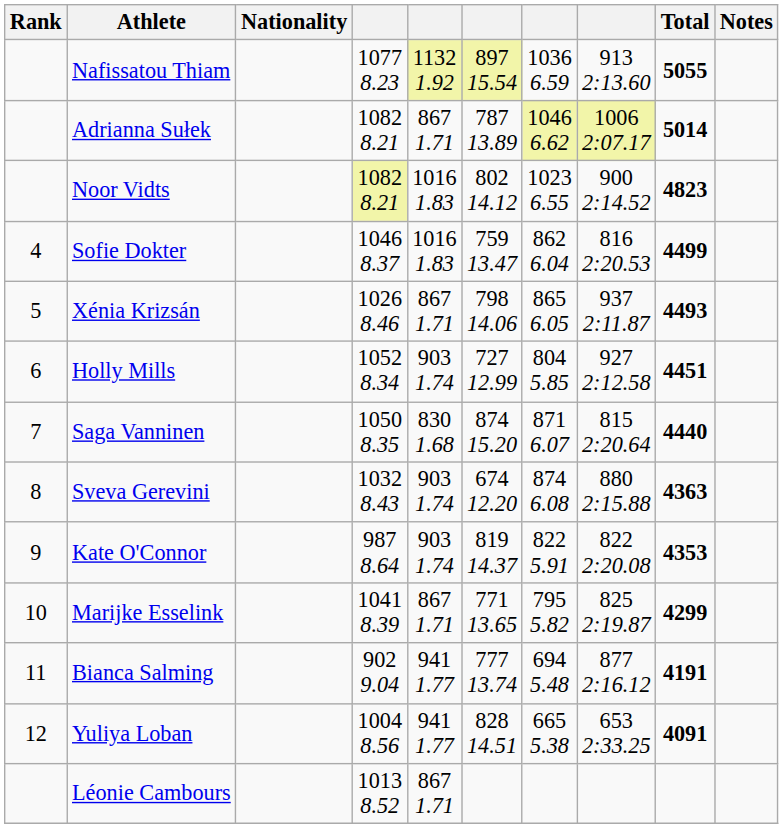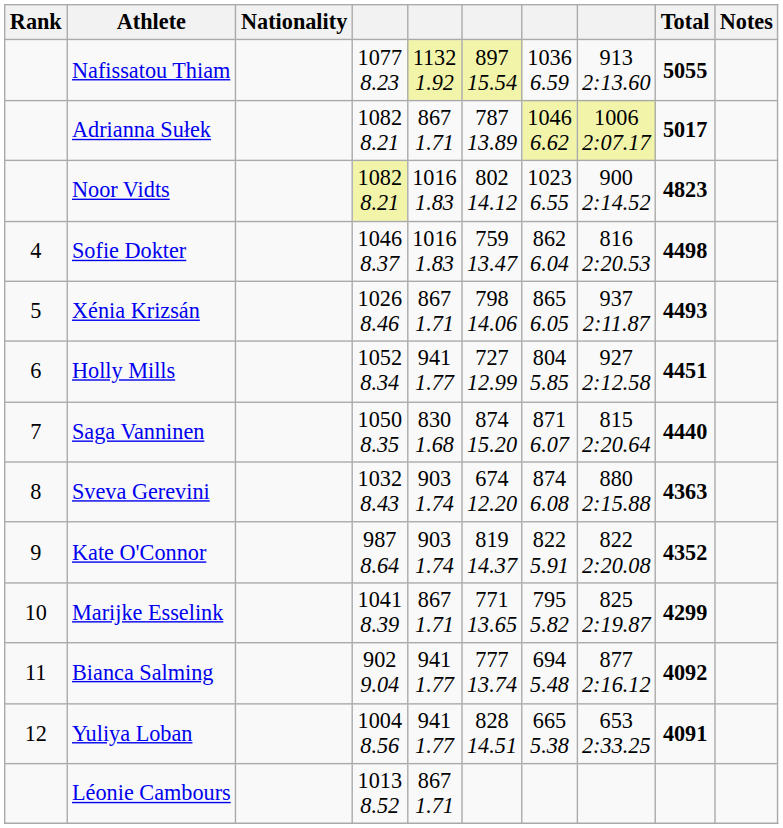(685, 130) 5014 -> (685, 130) 5017
(685, 250) 4499 -> (685, 250) 4498
(434, 371) 903 1.74 -> (434, 371) 941 1.77
(685, 552) 4353 -> (685, 552) 4352
(685, 672) 4191 -> (685, 672) 4092
